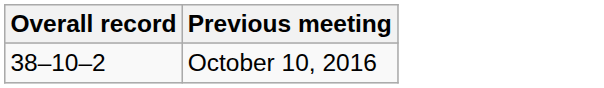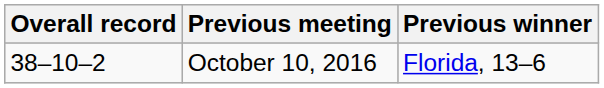+ column: (498, 23)
